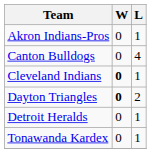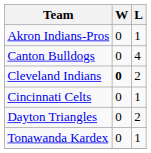(137, 76) 1 -> (137, 76) 2
+ row: (49, 96)
(118, 96) bold -> (118, 117) normal
- row: (48, 117)
